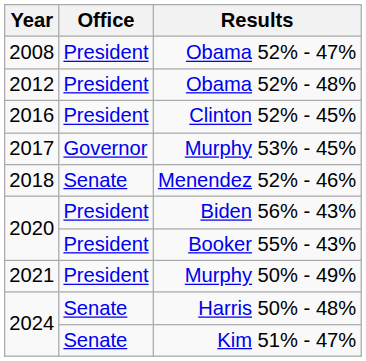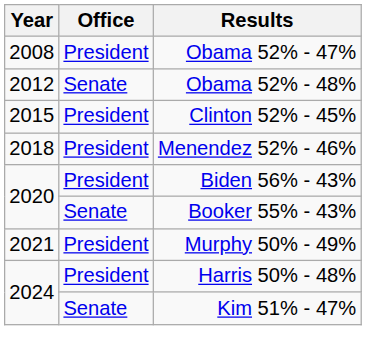(106, 84) President -> (95, 84) Senate
(32, 116) 2016 -> (32, 116) 2015
- row: (271, 148)
(95, 180) Senate -> (106, 148) President
(106, 244) President -> (95, 212) Senate
(95, 308) Senate -> (106, 276) President
